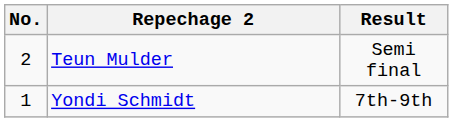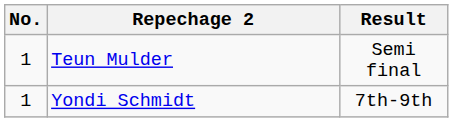(26, 60) 2 -> (26, 60) 1
